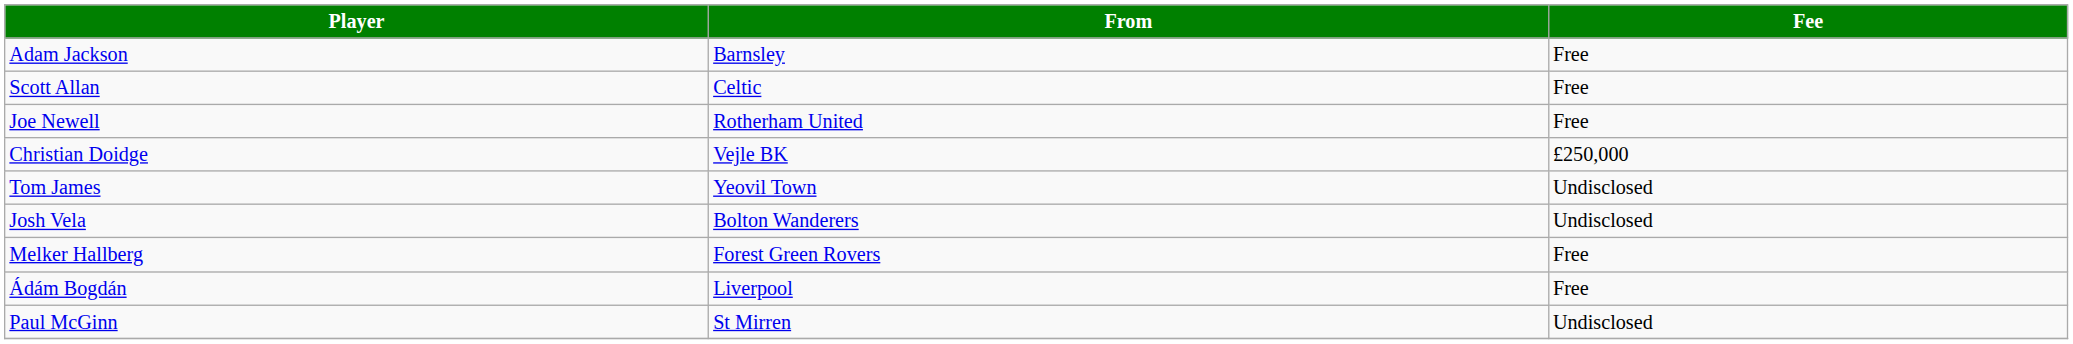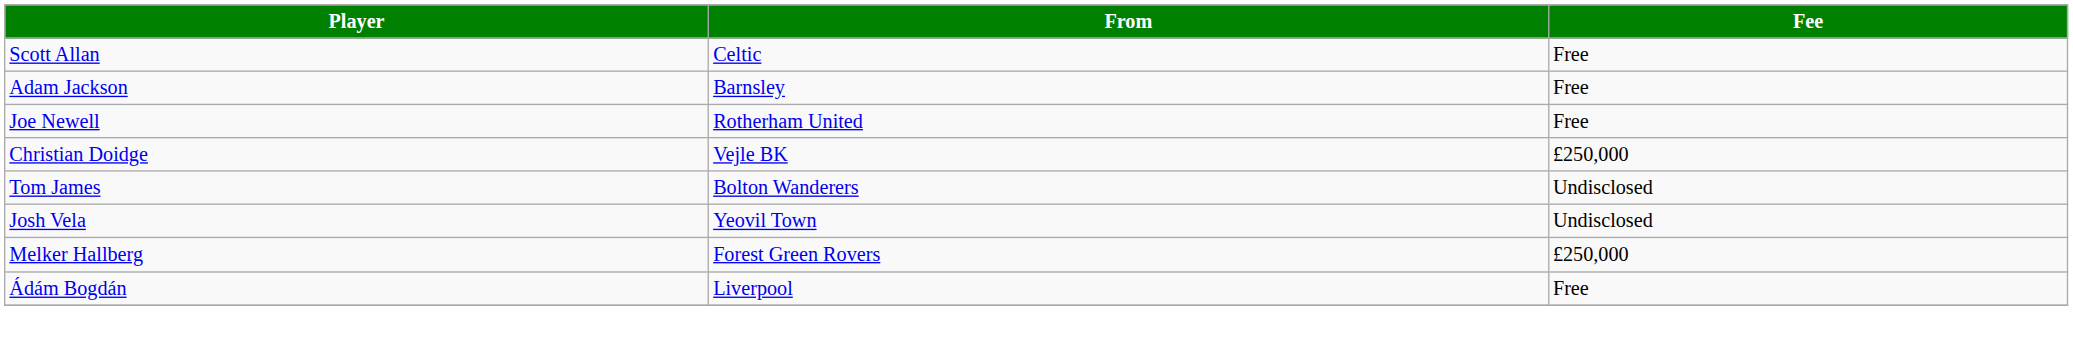rows swapped: (55, 88) <-> (69, 54)
(765, 188) Yeovil Town -> (786, 188) Bolton Wanderers
(786, 221) Bolton Wanderers -> (765, 221) Yeovil Town
(1571, 254) Free -> (1591, 254) £250,000
- row: (64, 321)
